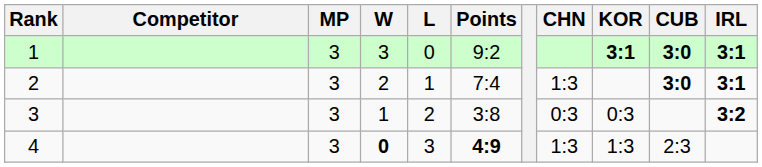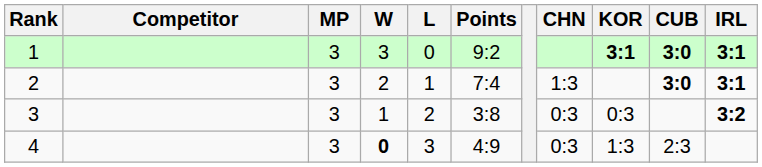(486, 146) bold -> (486, 146) normal
(564, 146) 1:3 -> (564, 146) 0:3
